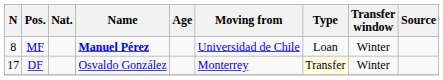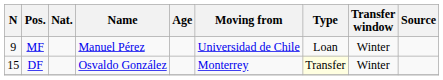(13, 46) 8 -> (13, 46) 9
(114, 46) bold -> (112, 46) normal
(13, 65) 17 -> (13, 65) 15
